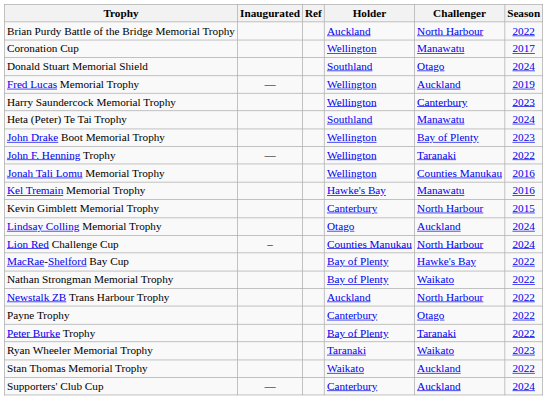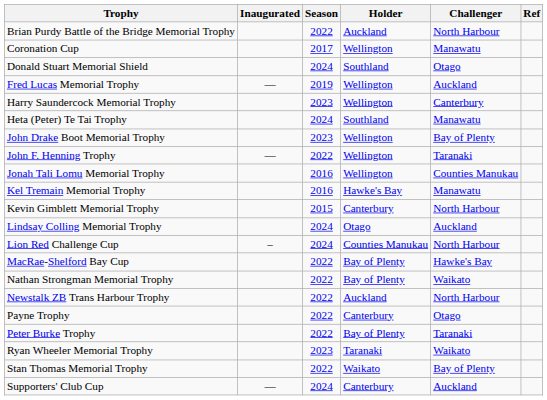columns swapped: (524, 13) <-> (313, 13)
(439, 368) Auckland -> (464, 368) Bay of Plenty
